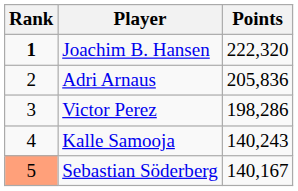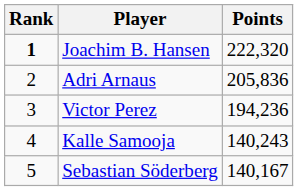(258, 110) 198,286 -> (258, 110) 194,236
(31, 170) lightsalmon background -> (31, 170) no background
